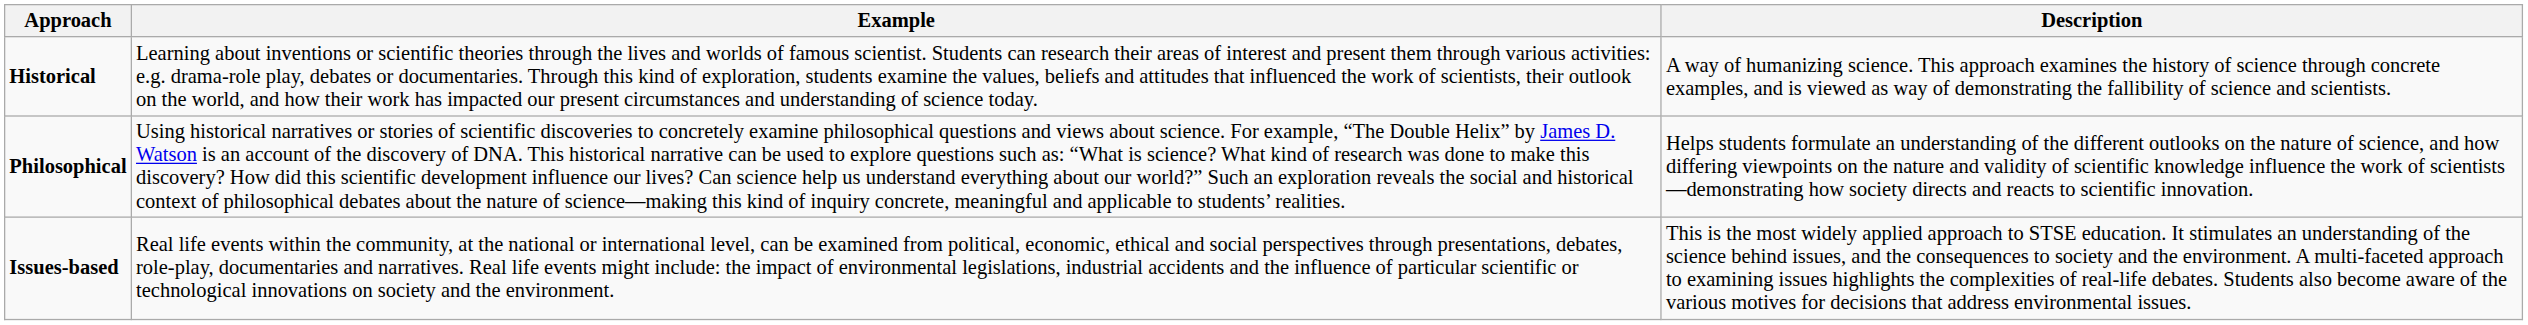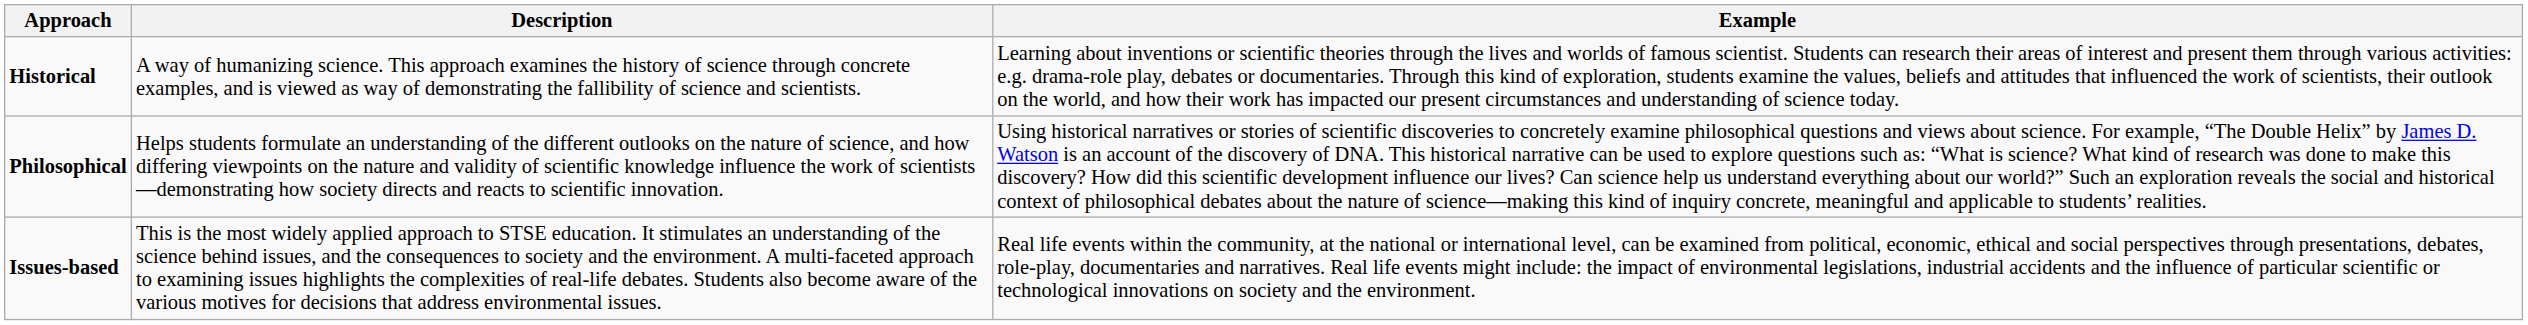columns swapped: (2092, 20) <-> (896, 20)
